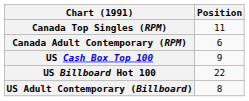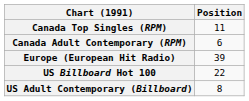+ row: (100, 58)
- row: (100, 58)
